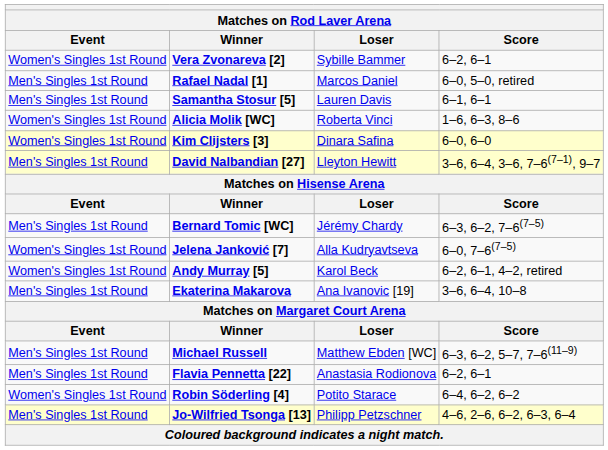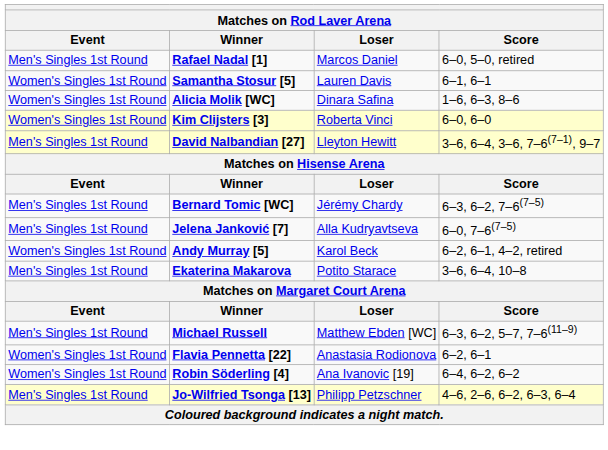- row: (228, 60)
(78, 100) Men's Singles 1st Round -> (87, 80) Women's Singles 1st Round
(355, 120) Roberta Vinci -> (355, 100) Dinara Safina
(355, 140) Dinara Safina -> (355, 120) Roberta Vinci
(87, 249) Women's Singles 1st Round -> (78, 229) Men's Singles 1st Round
(365, 291) Ana Ivanovic [19] -> (357, 271) Potito Starace
(78, 374) Men's Singles 1st Round -> (87, 354) Women's Singles 1st Round
(357, 394) Potito Starace -> (365, 374) Ana Ivanovic [19]
